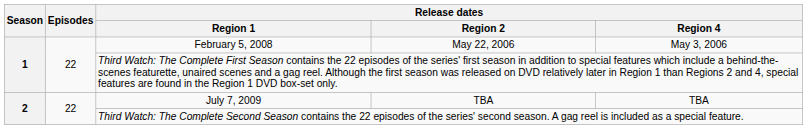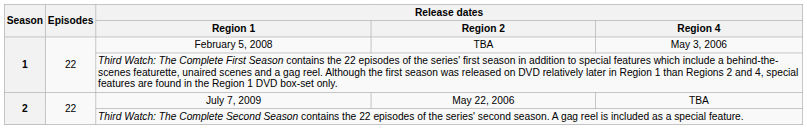(483, 45) May 22, 2006 -> (483, 45) TBA
(483, 100) TBA -> (483, 100) May 22, 2006
